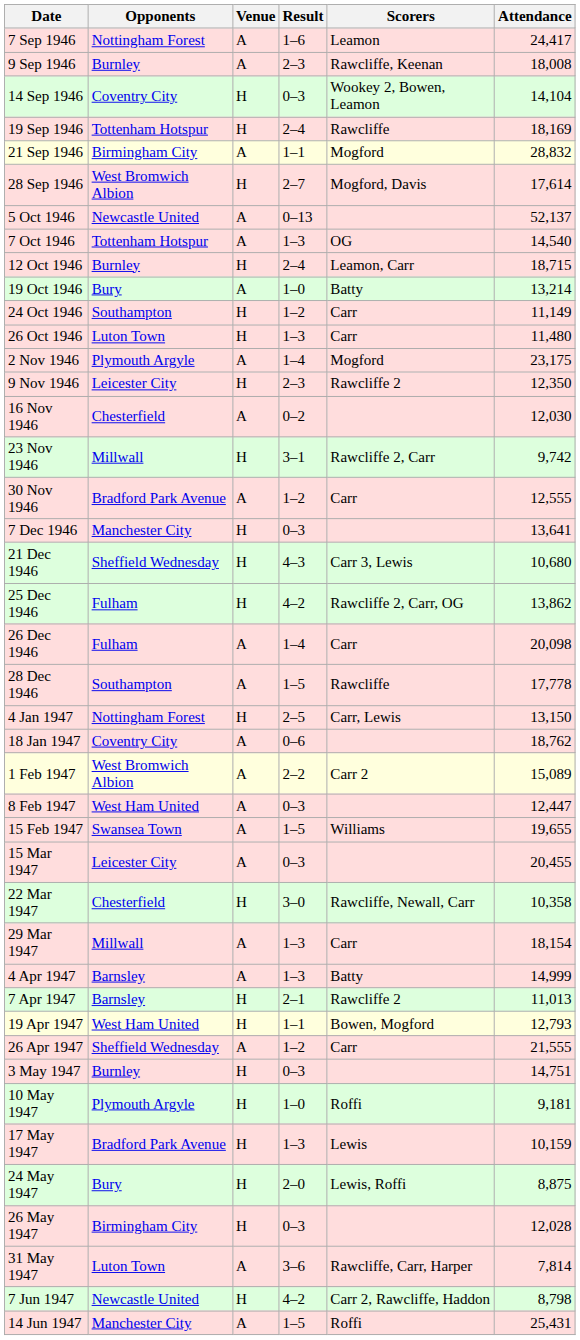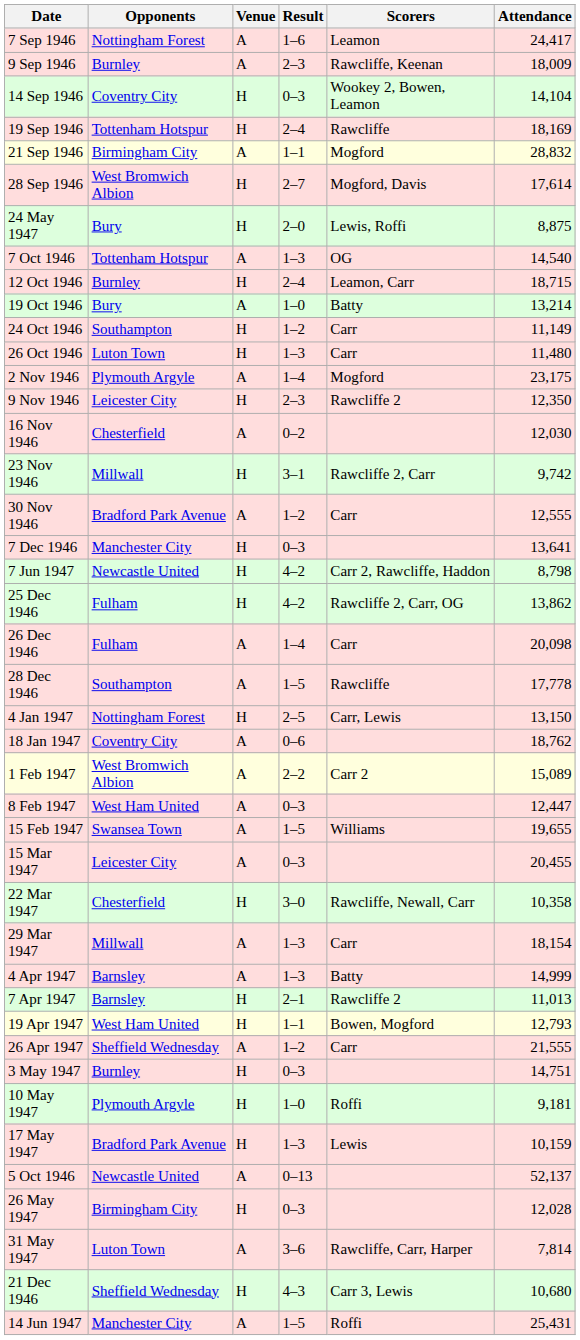(551, 64) 18,008 -> (551, 64) 18,009
rows swapped: (41, 217) <-> (31, 1185)
rows swapped: (29, 562) <-> (41, 1298)
